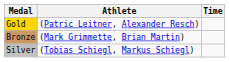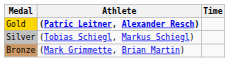(119, 24) normal -> (119, 24) bold
rows swapped: (21, 50) <-> (21, 37)
